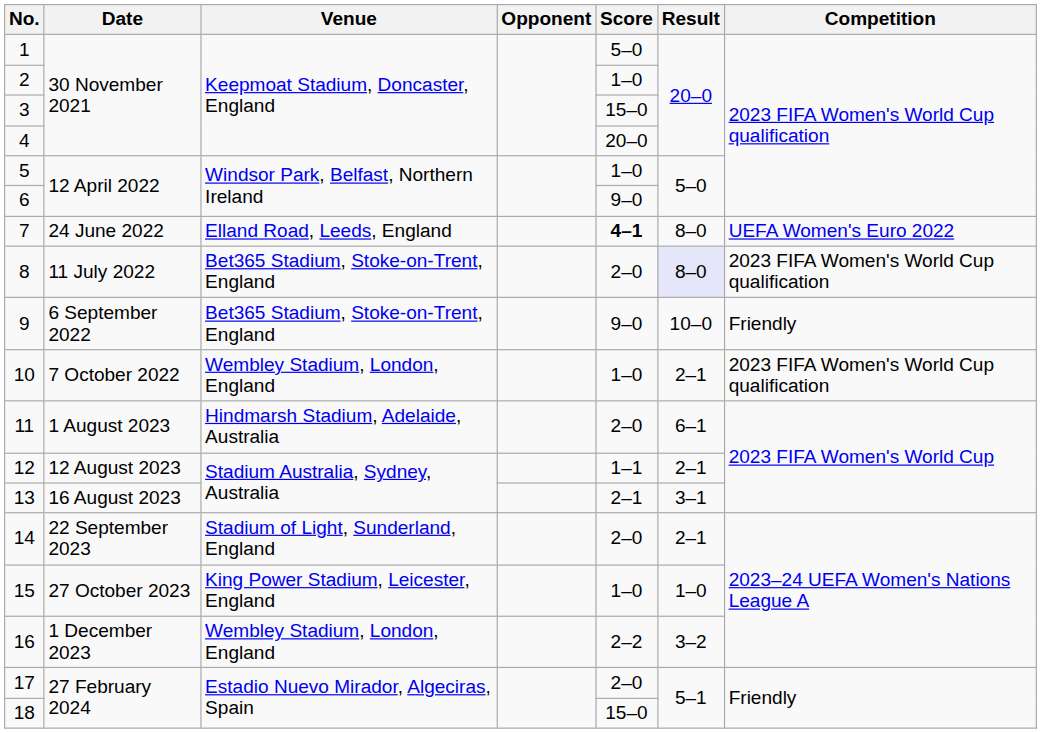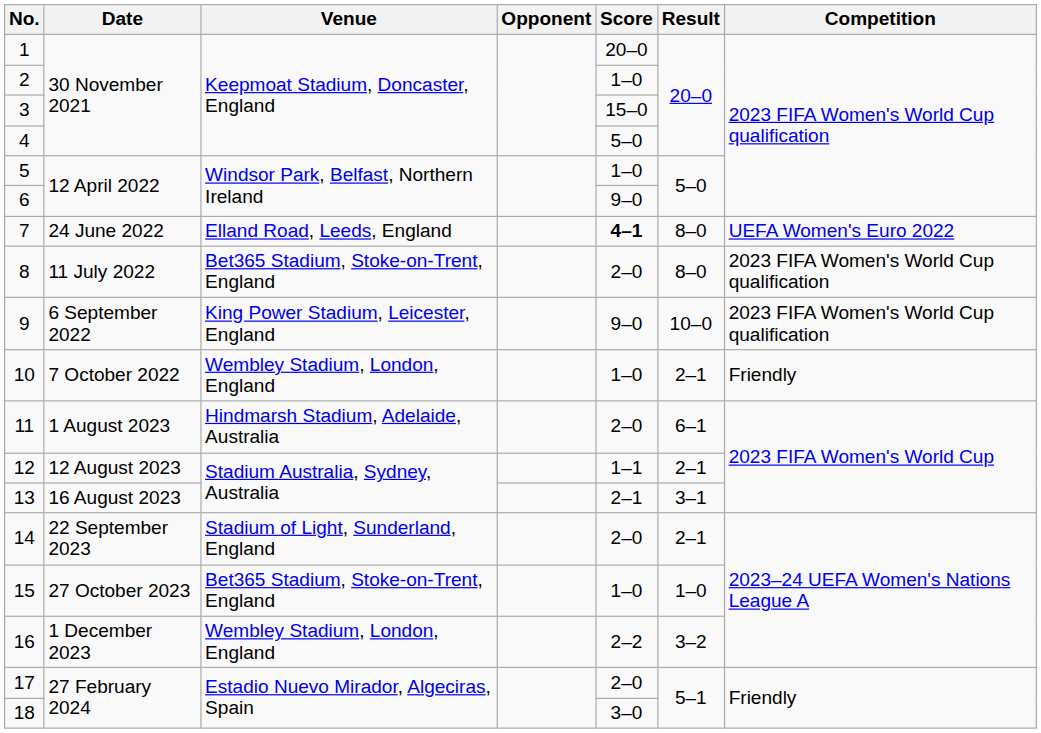(626, 49) 5–0 -> (626, 49) 20–0
(626, 140) 20–0 -> (626, 140) 5–0
(691, 271) lavender background -> (691, 271) no background
(344, 323) Bet365 Stadium, Stoke-on-Trent, England -> (337, 323) King Power Stadium, Leicester, England
(763, 323) Friendly -> (861, 323) 2023 FIFA Women's World Cup qualification
(861, 375) 2023 FIFA Women's World Cup qualification -> (763, 375) Friendly
(337, 590) King Power Stadium, Leicester, England -> (344, 590) Bet365 Stadium, Stoke-on-Trent, England
(626, 713) 15–0 -> (626, 713) 3–0
